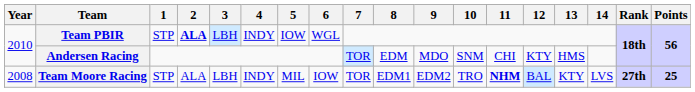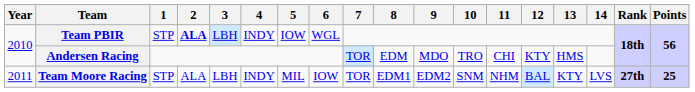(470, 55) SNM -> (470, 55) TRO
(20, 76) 2008 -> (20, 76) 2011
(470, 76) TRO -> (470, 76) SNM
(505, 76) bold -> (504, 76) normal
